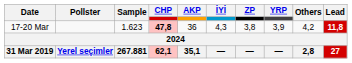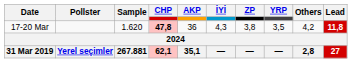(132, 26) 1.623 -> (132, 26) 1.620
(279, 26) 3,9 -> (279, 26) 3,5
